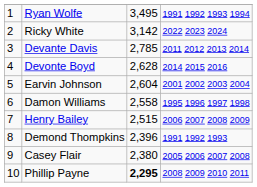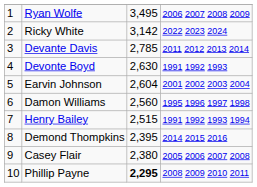(206, 13) 1991 1992 1993 1994 -> (206, 13) 2006 2007 2008 2009
(144, 66) 2,628 -> (144, 66) 2,630
(195, 67) 2014 2015 2016 -> (195, 67) 1991 1992 1993
(144, 102) 2,558 -> (144, 102) 2,560
(206, 120) 2006 2007 2008 2009 -> (206, 120) 1991 1992 1993 1994
(144, 137) 2,396 -> (144, 137) 2,395
(195, 138) 1991 1992 1993 -> (195, 138) 2014 2015 2016
